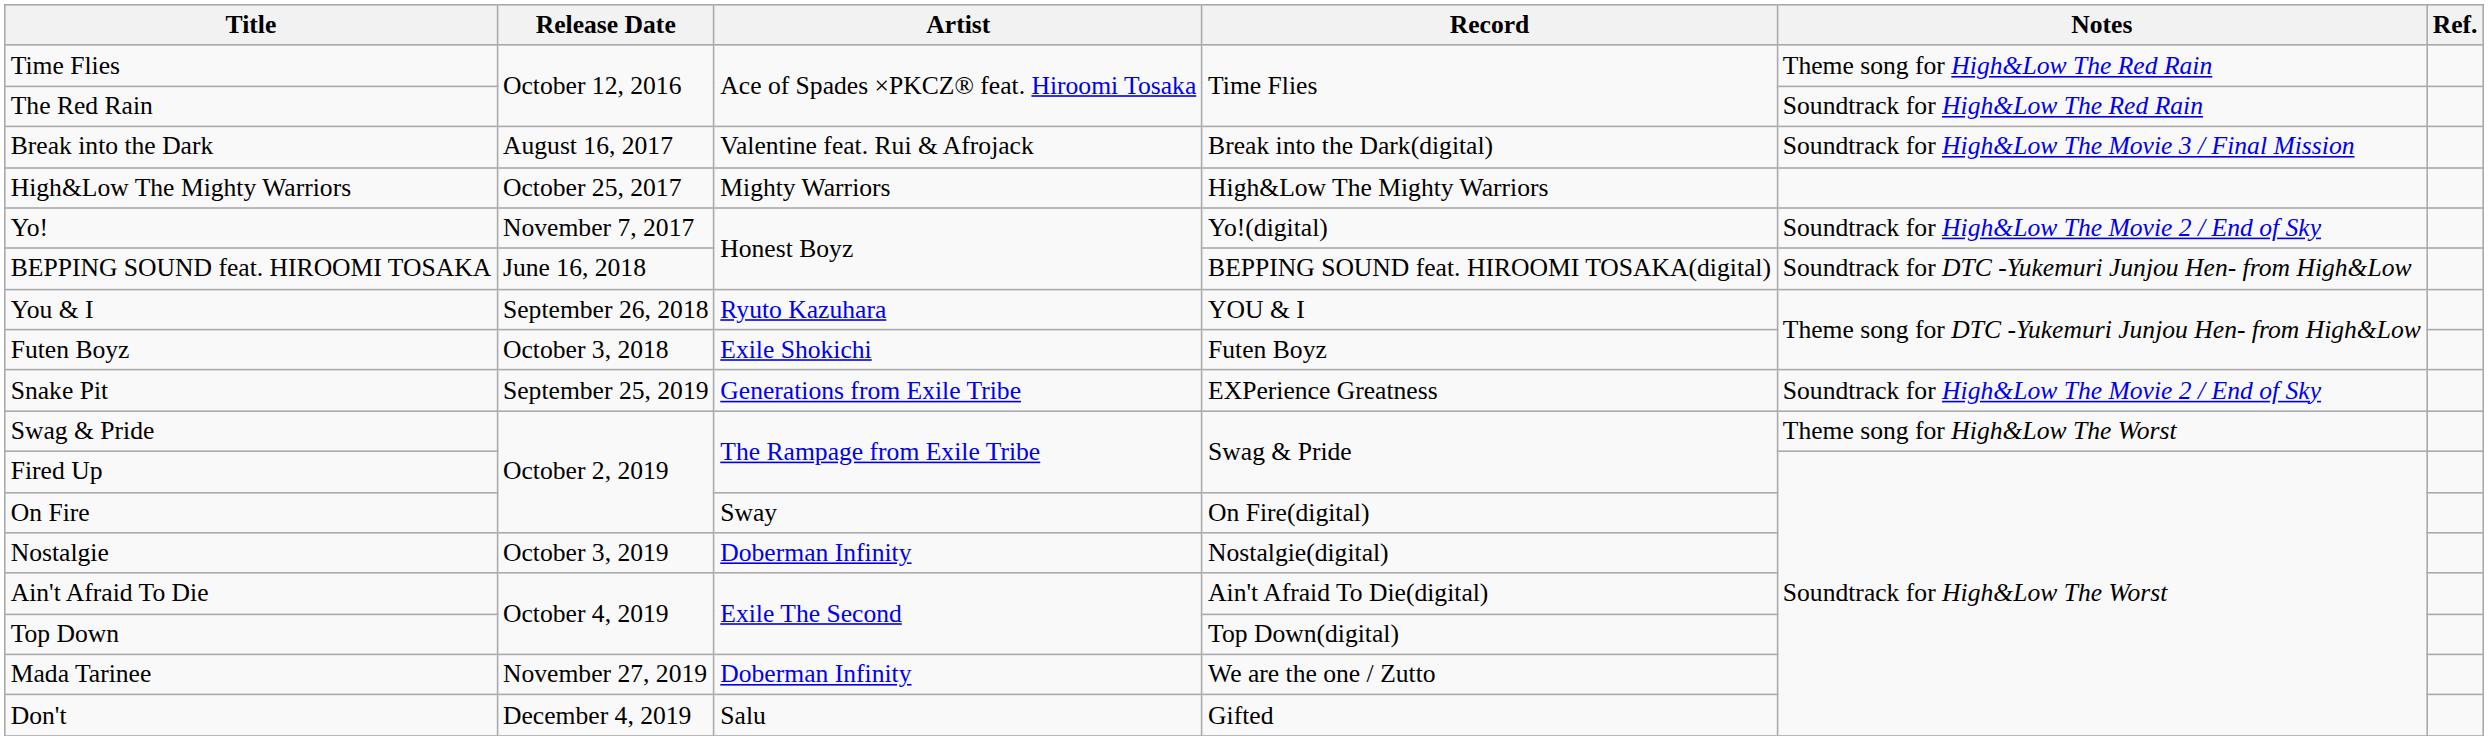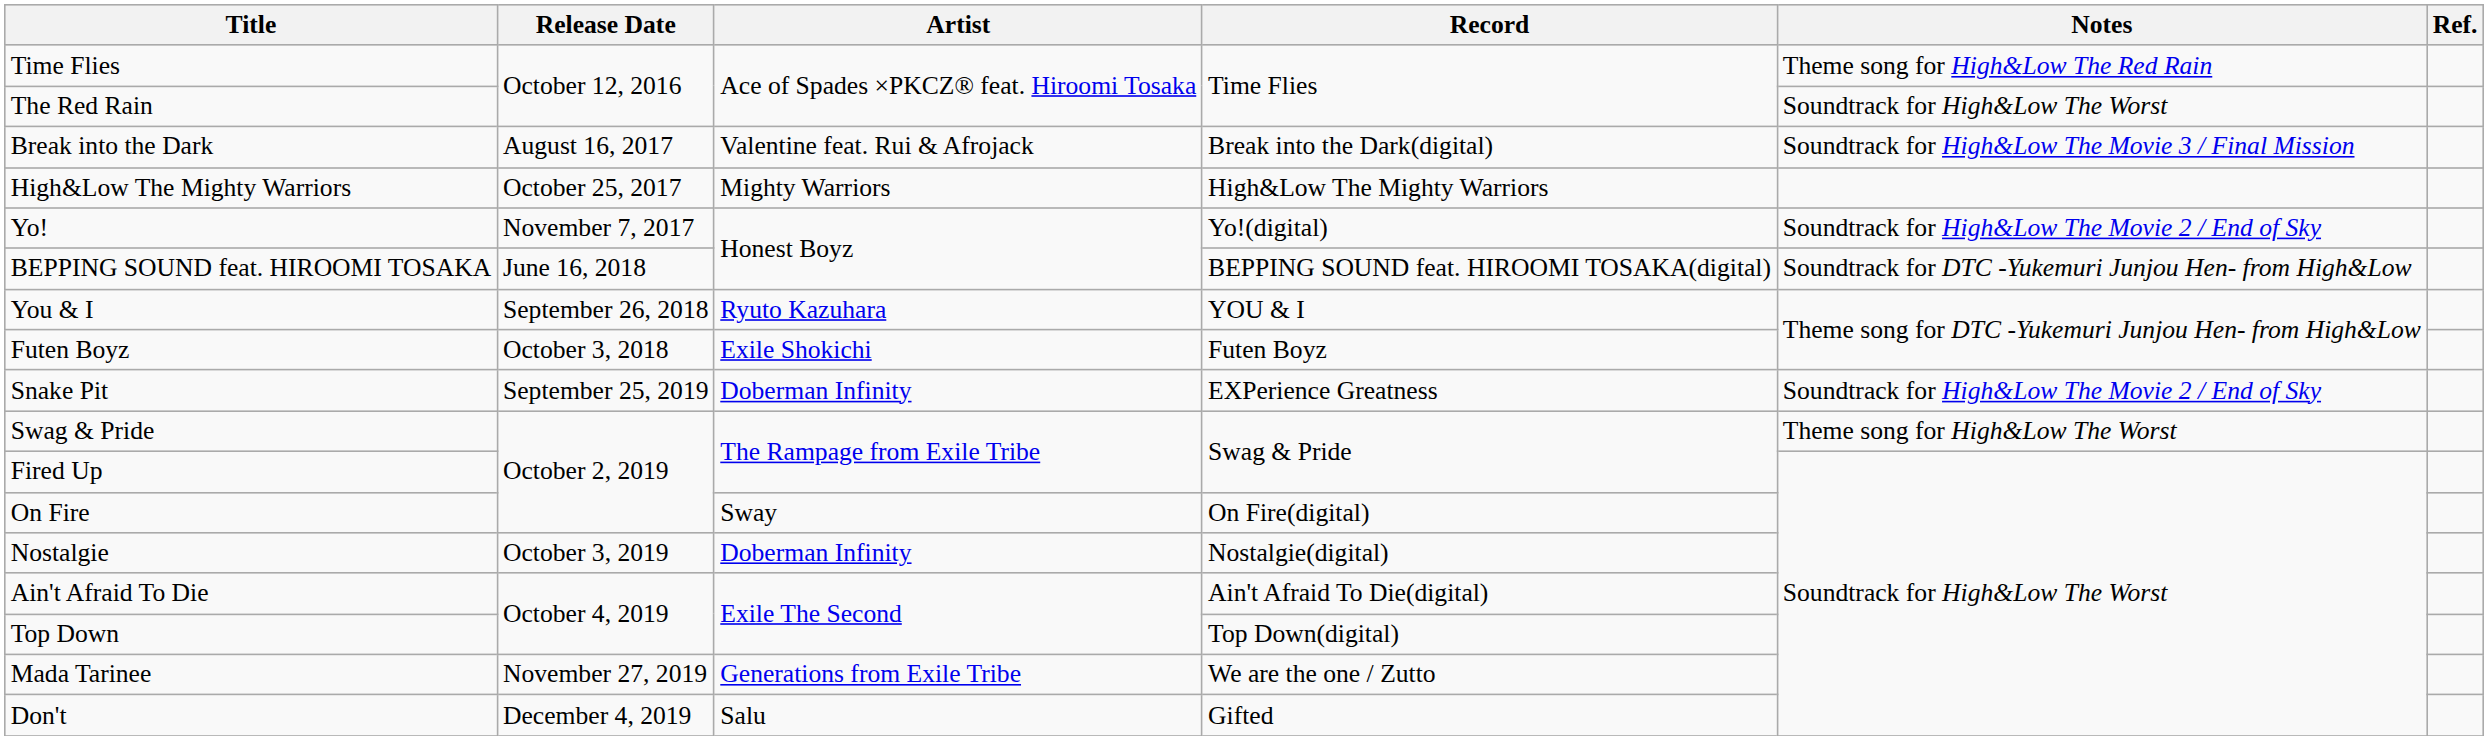(1993, 106) Soundtrack for High&Low The Red Rain -> (1975, 106) Soundtrack for High&Low The Worst
(871, 390) Generations from Exile Tribe -> (816, 390) Doberman Infinity
(816, 674) Doberman Infinity -> (871, 674) Generations from Exile Tribe
